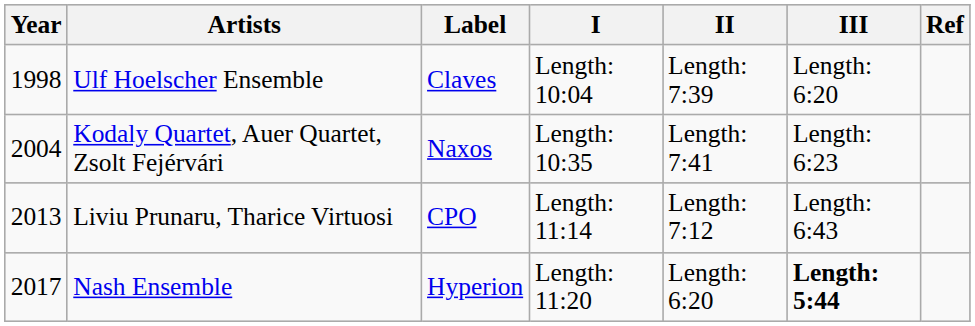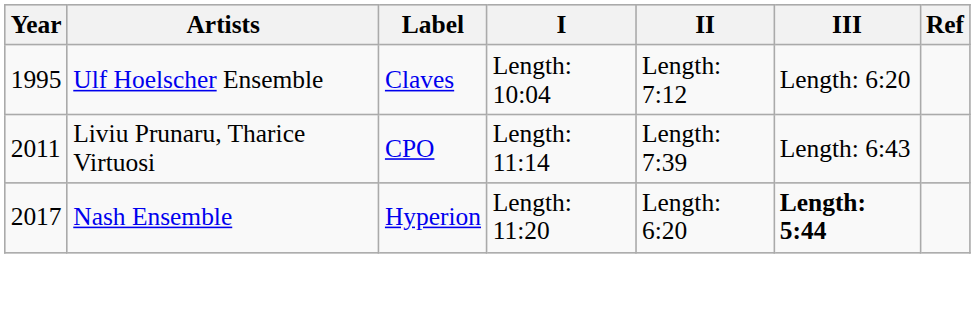(36, 79) 1998 -> (36, 79) 1995
(708, 79) Length: 7:39 -> (682, 79) Length: 7:12
- row: (228, 148)
(36, 217) 2013 -> (36, 148) 2011
(708, 217) Length: 7:12 -> (682, 148) Length: 7:39
